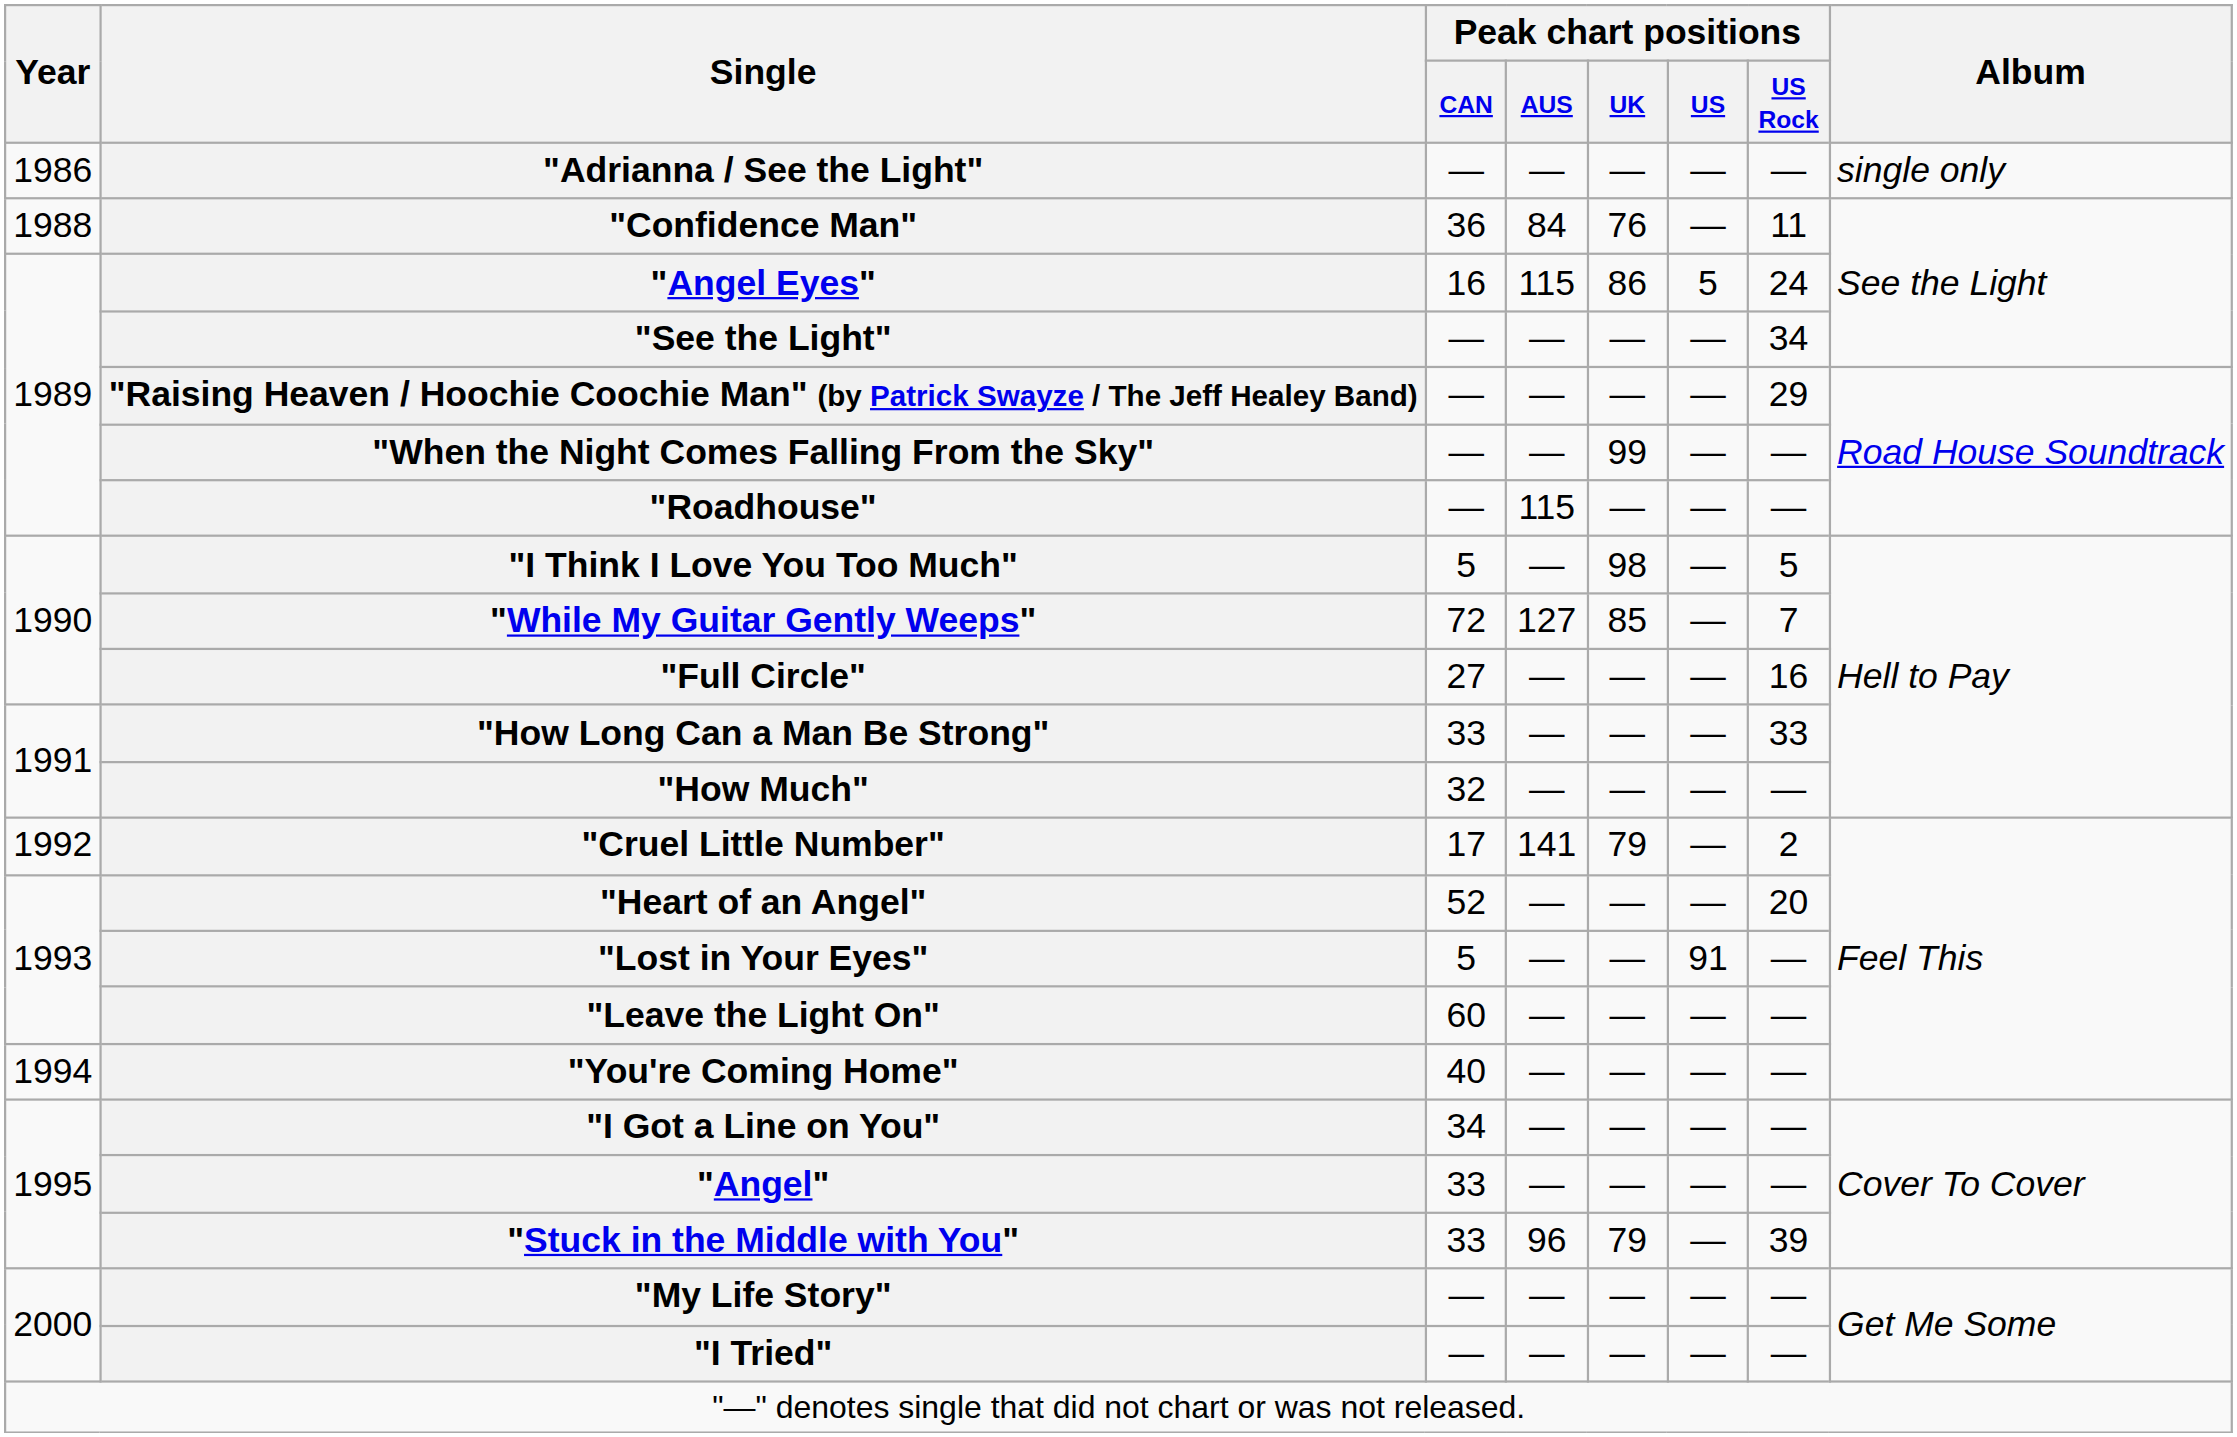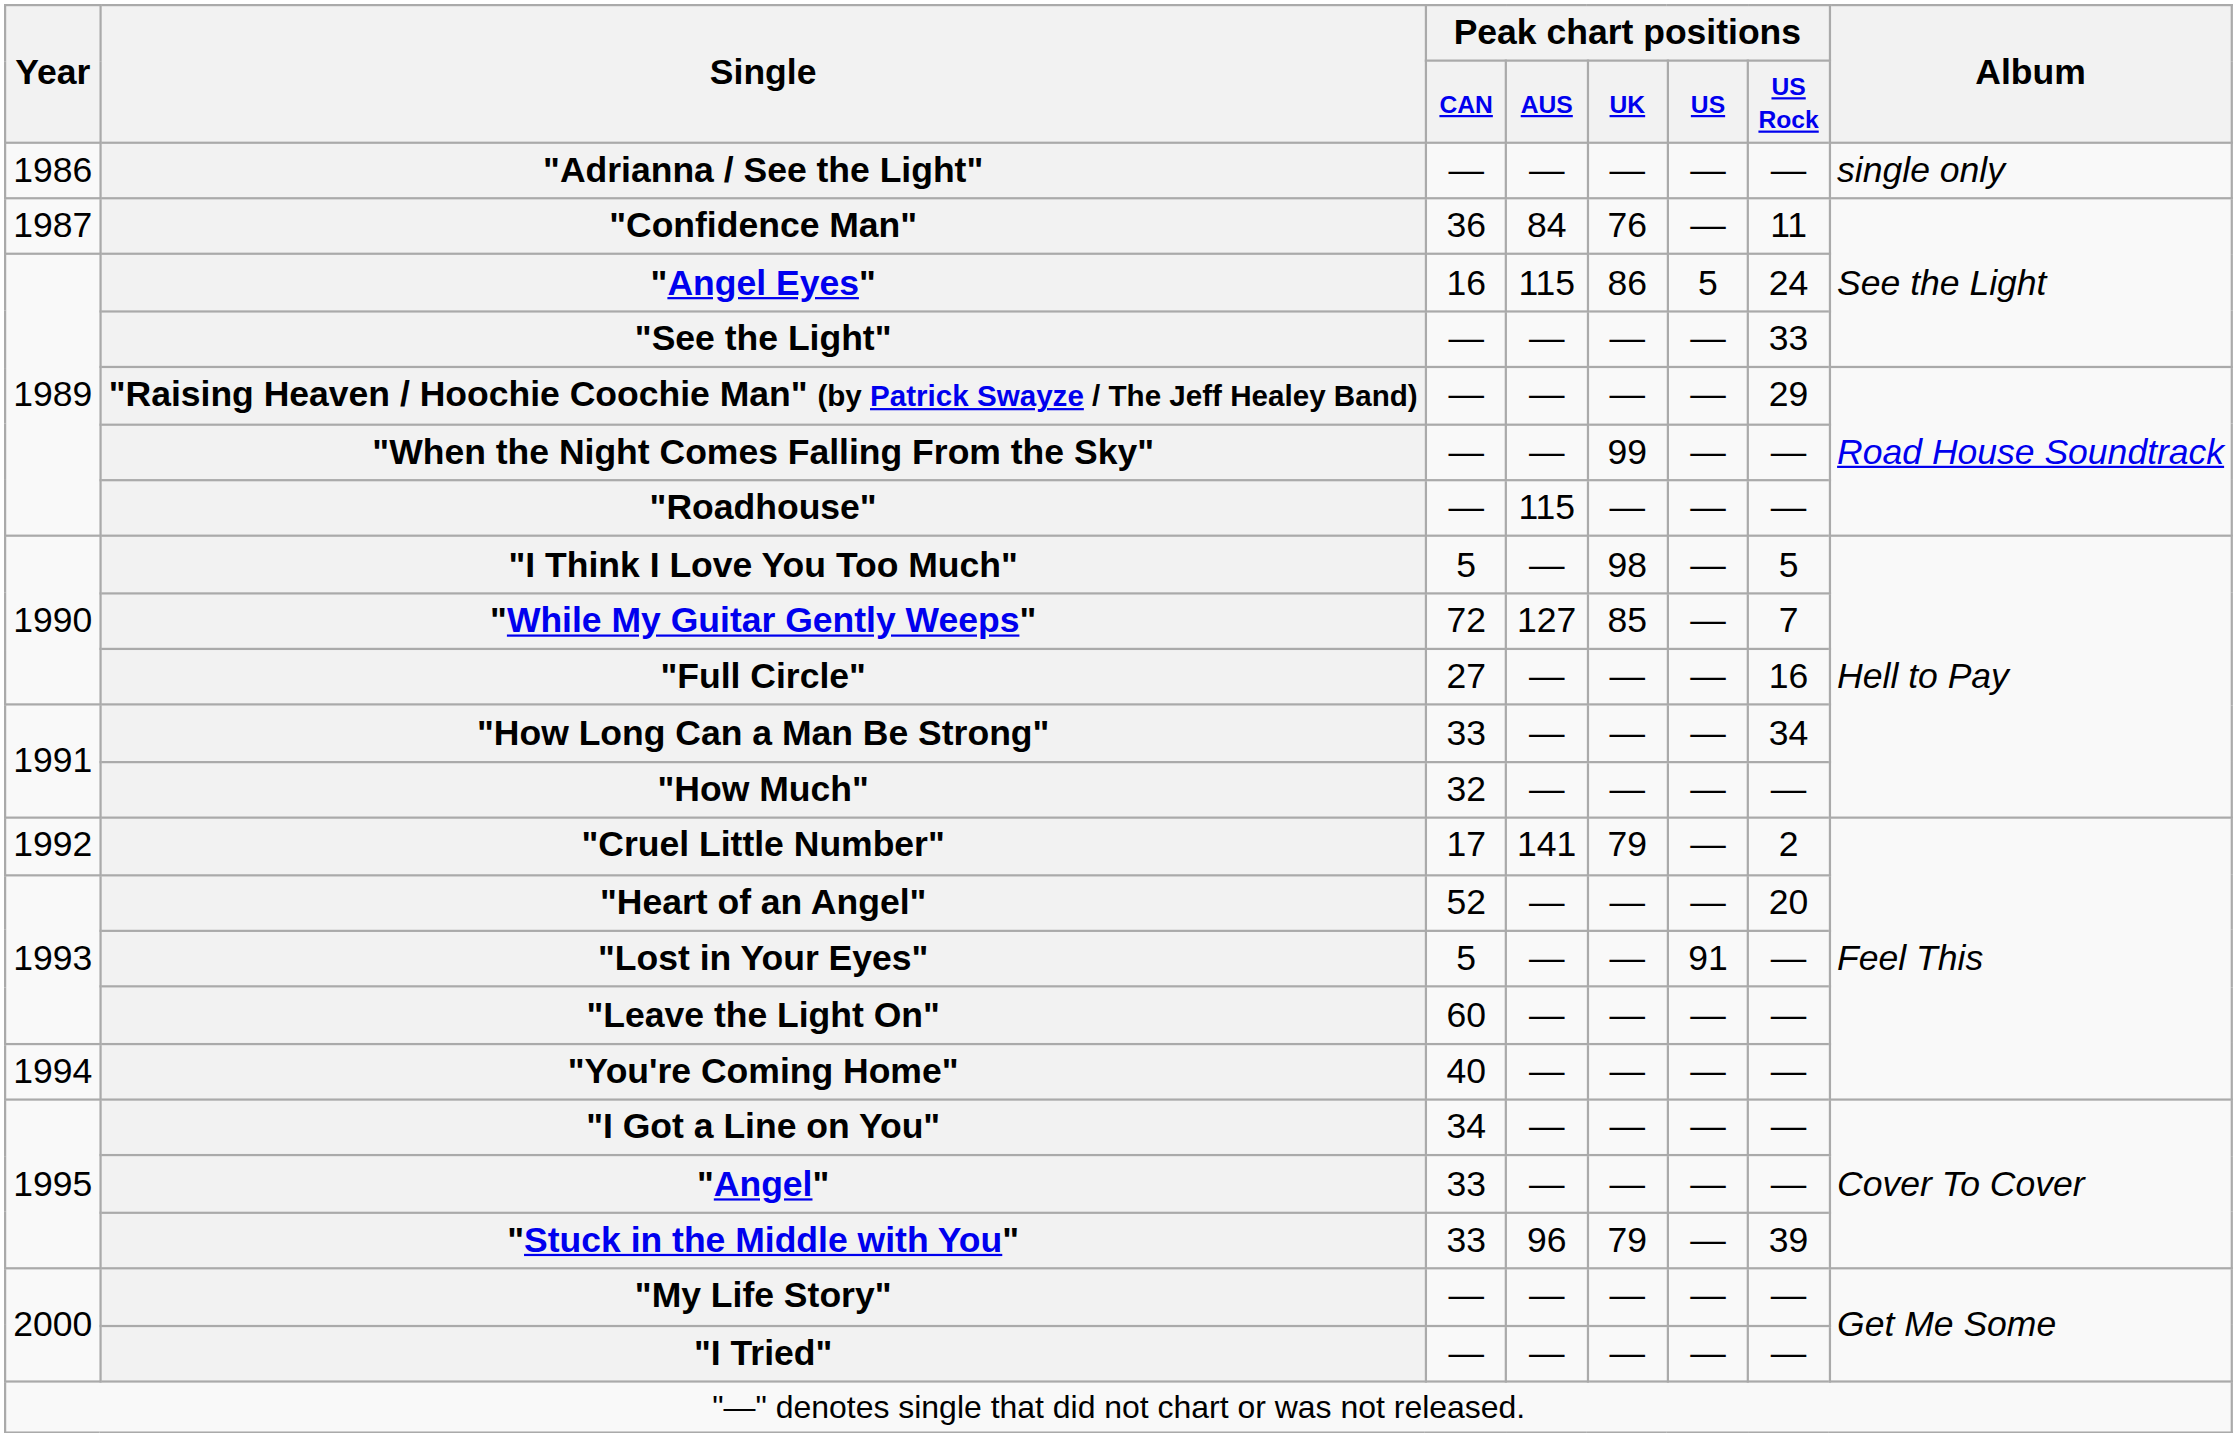(53, 225) 1988 -> (53, 225) 1987
(1789, 338) 34 -> (1789, 338) 33
(1789, 732) 33 -> (1789, 732) 34
